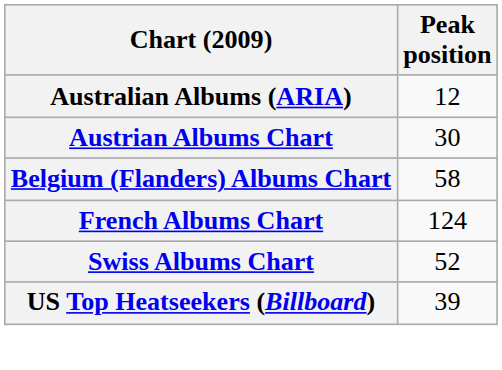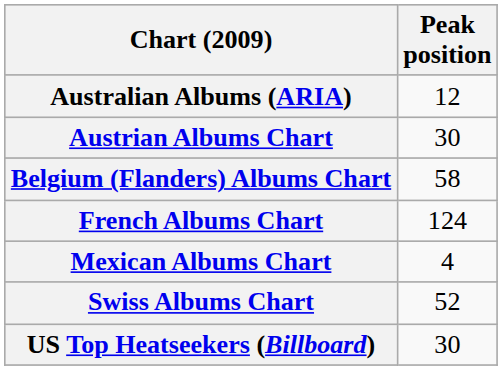+ row: (201, 261)
(447, 302) 39 -> (447, 344) 30
